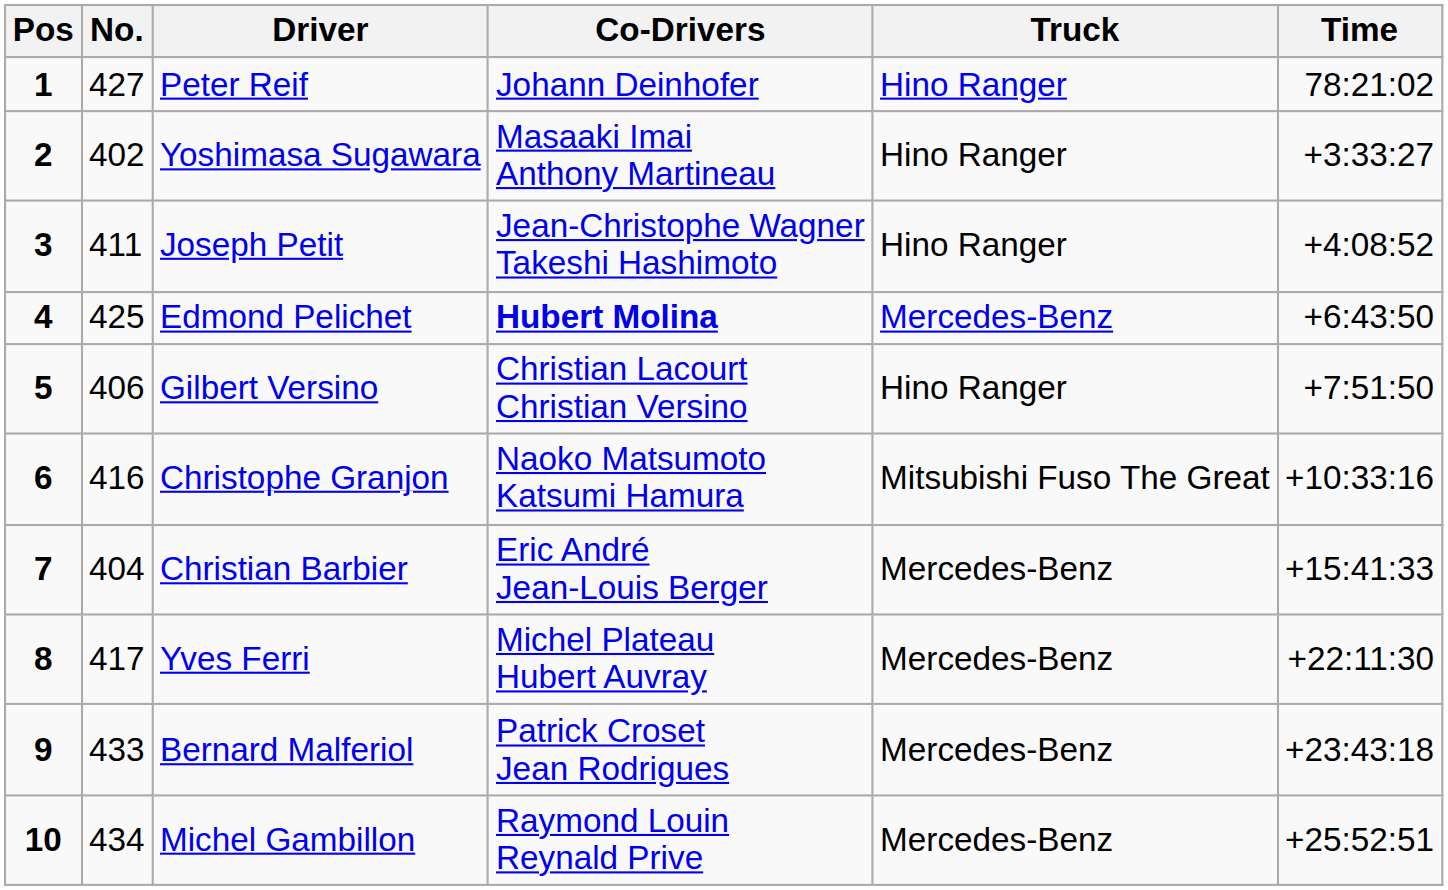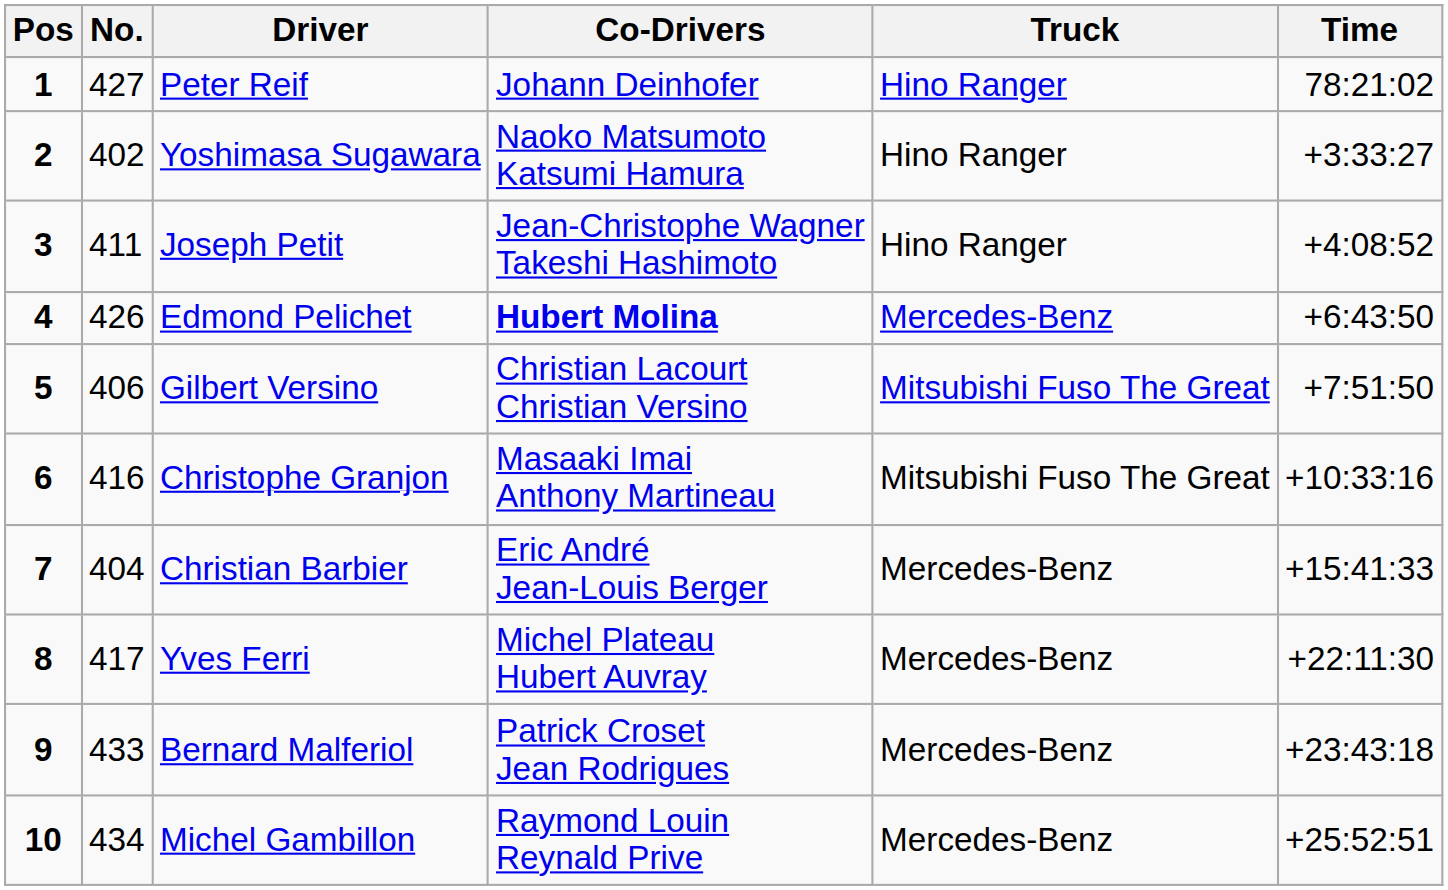(636, 155) Masaaki Imai Anthony Martineau -> (631, 155) Naoko Matsumoto Katsumi Hamura
(117, 316) 425 -> (117, 316) 426
(973, 388) Hino Ranger -> (1075, 388) Mitsubishi Fuso The Great
(631, 478) Naoko Matsumoto Katsumi Hamura -> (636, 478) Masaaki Imai Anthony Martineau
